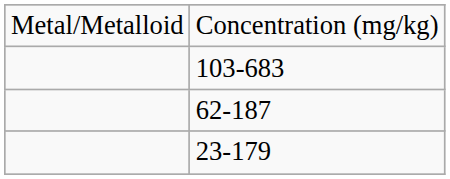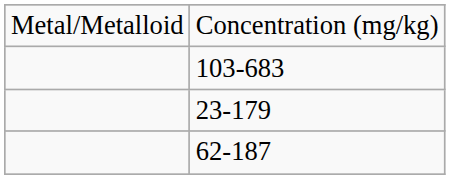rows swapped: (233, 151) <-> (233, 109)
